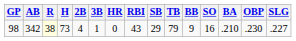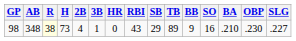(33, 28) 342 -> (33, 28) 348
(173, 28) 79 -> (173, 28) 89
